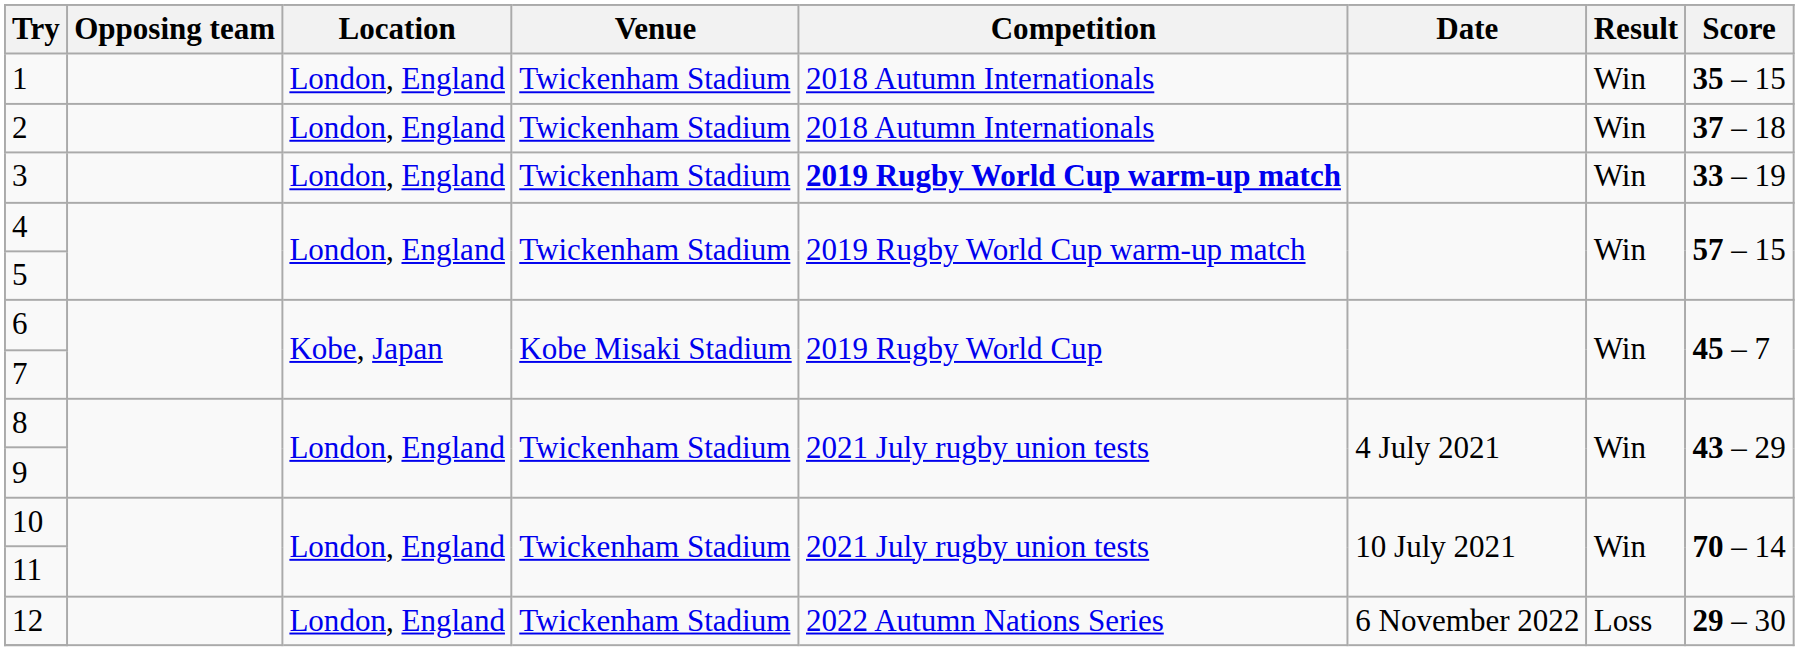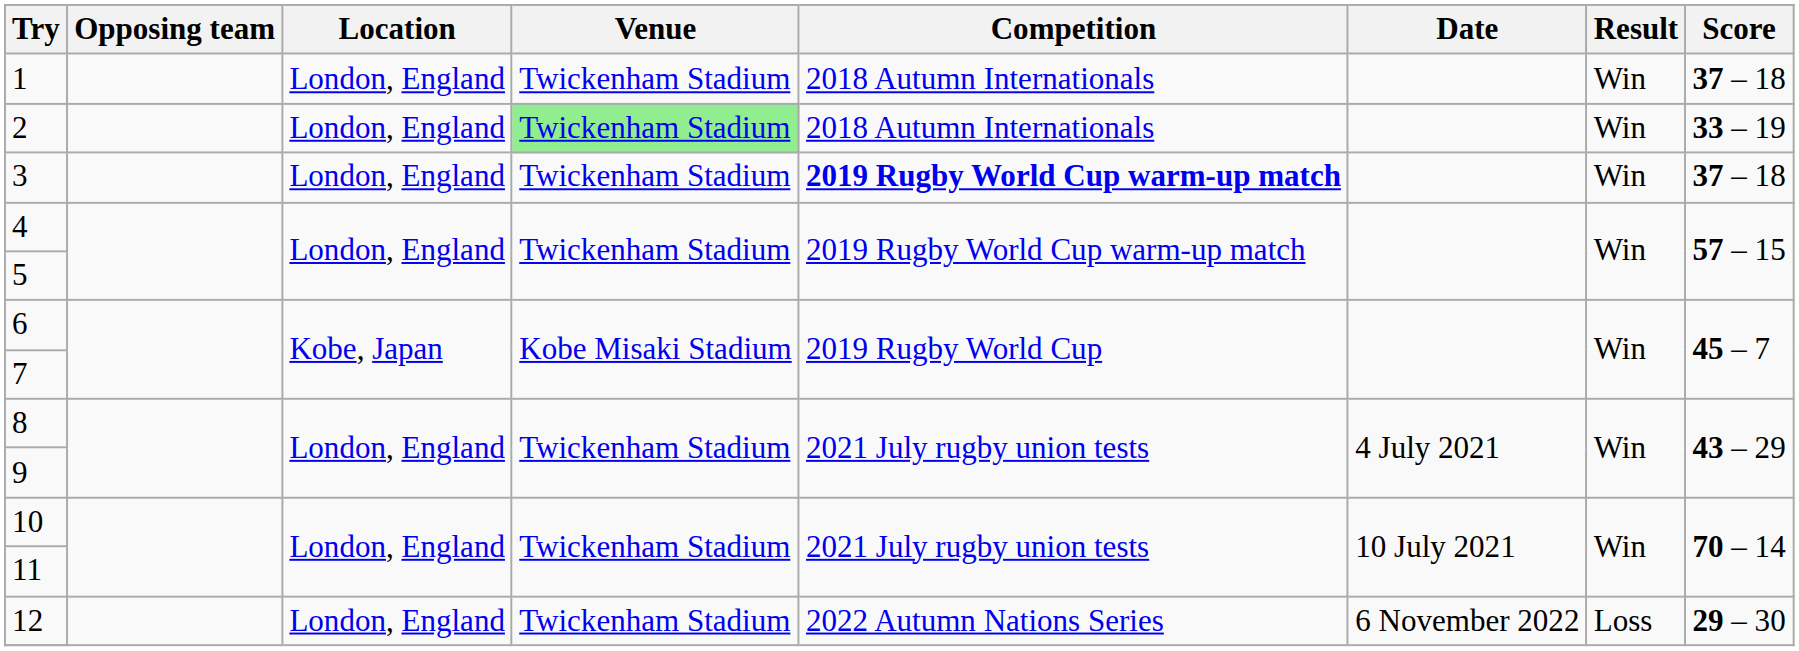(1739, 78) 35 – 15 -> (1739, 78) 37 – 18
(655, 127) no background -> (655, 127) lightgreen background
(1739, 127) 37 – 18 -> (1739, 127) 33 – 19
(1739, 176) 33 – 19 -> (1739, 176) 37 – 18
